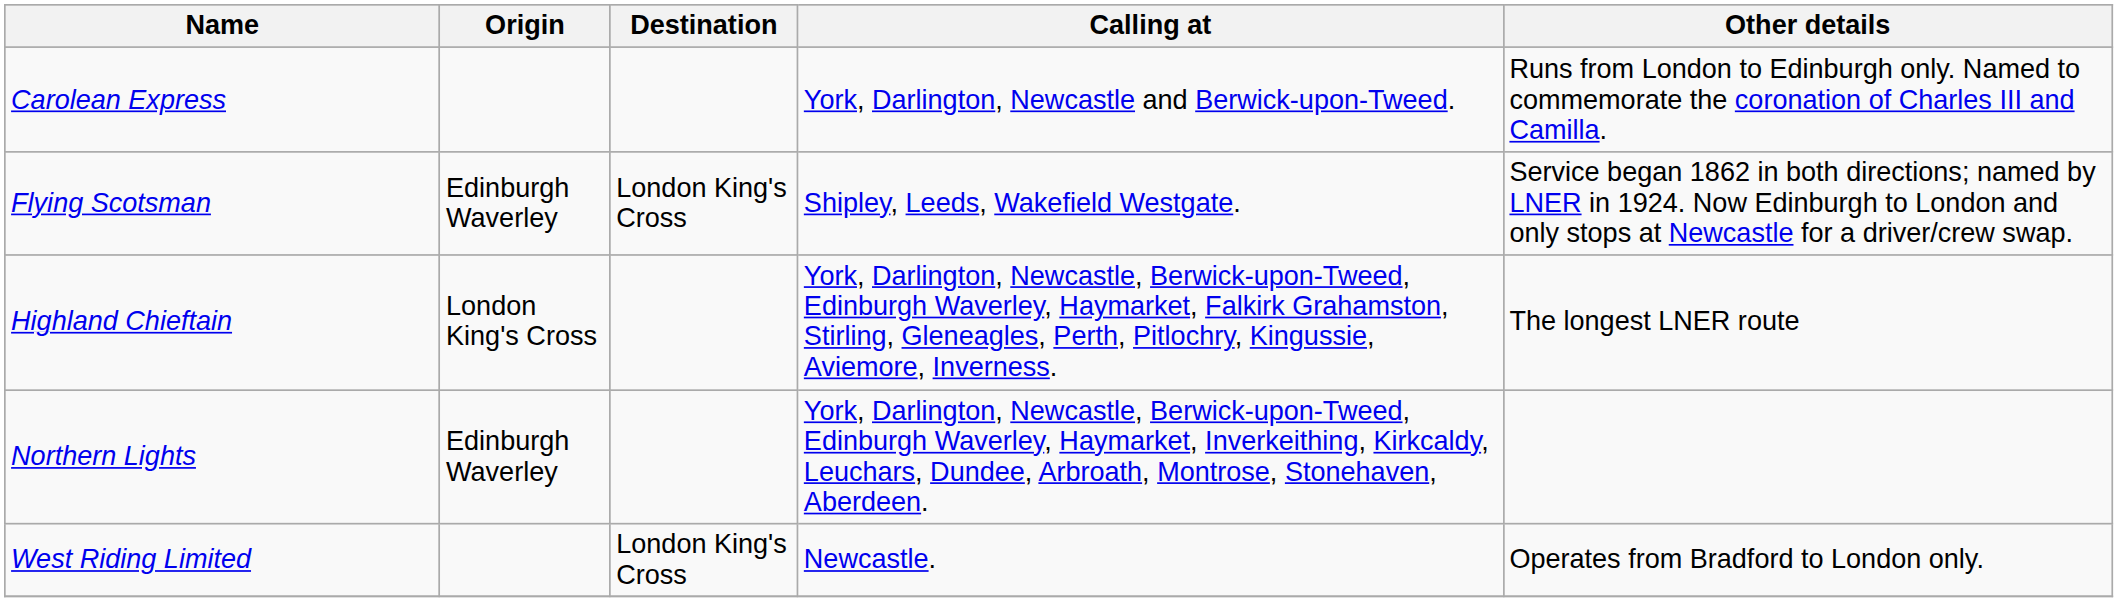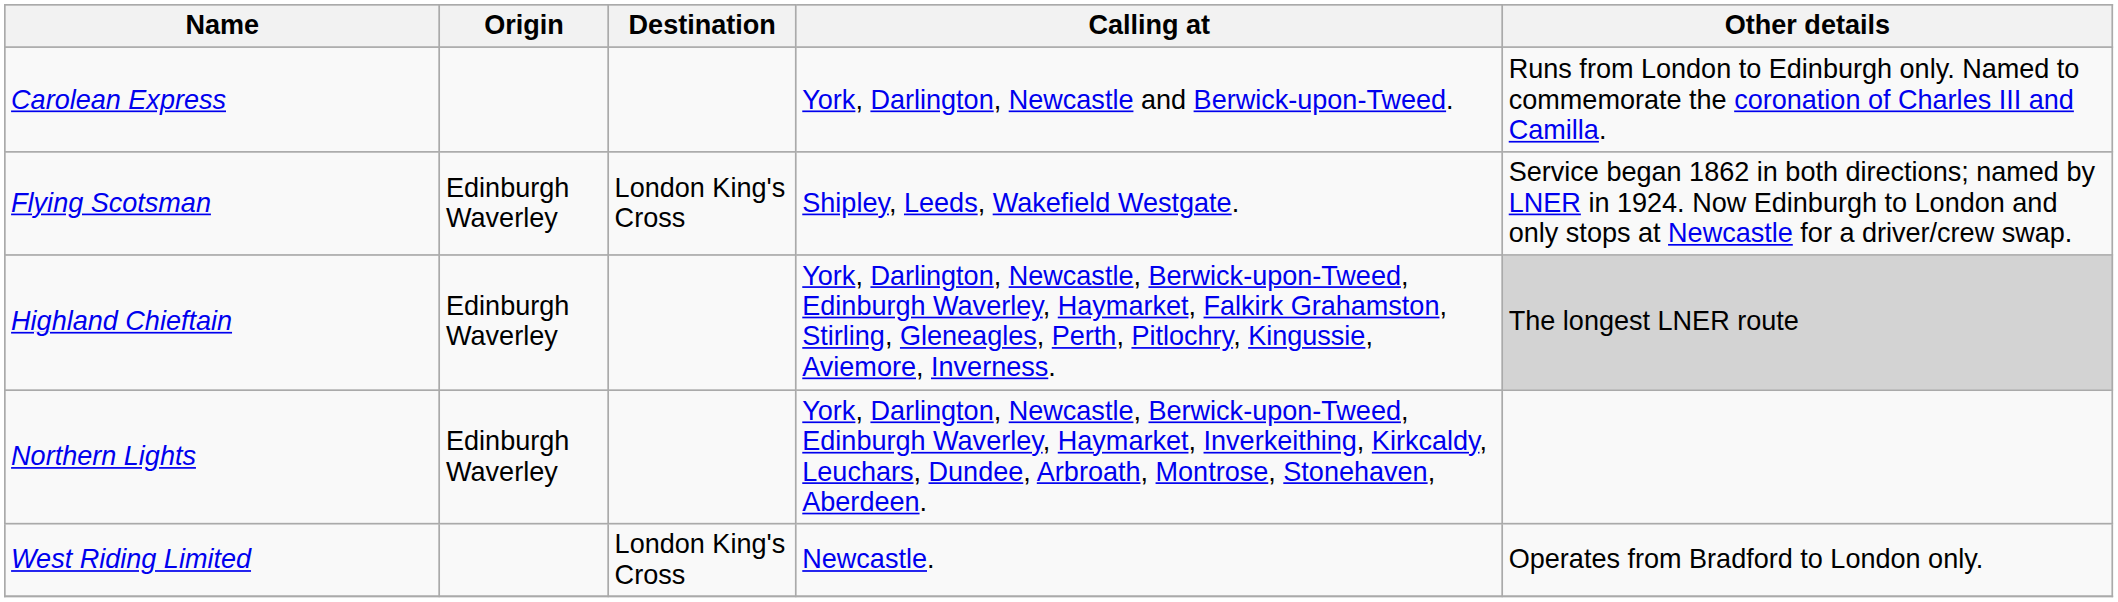(522, 321) London King's Cross -> (508, 321) Edinburgh Waverley
(1654, 321) no background -> (1654, 321) lightgrey background
